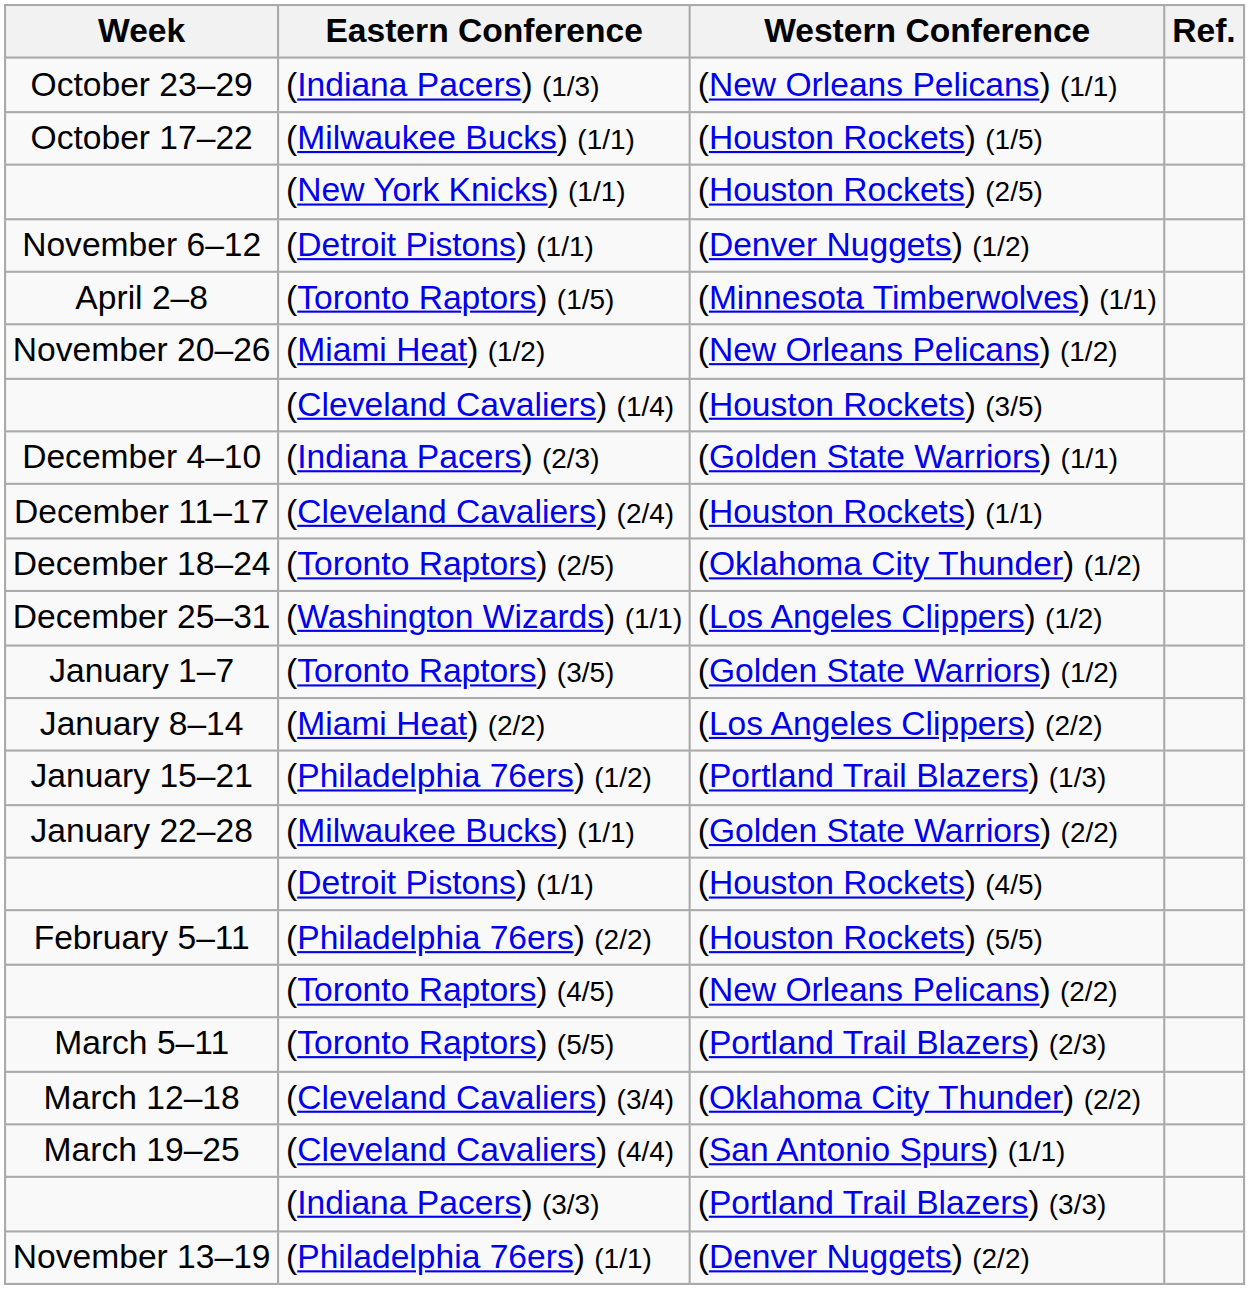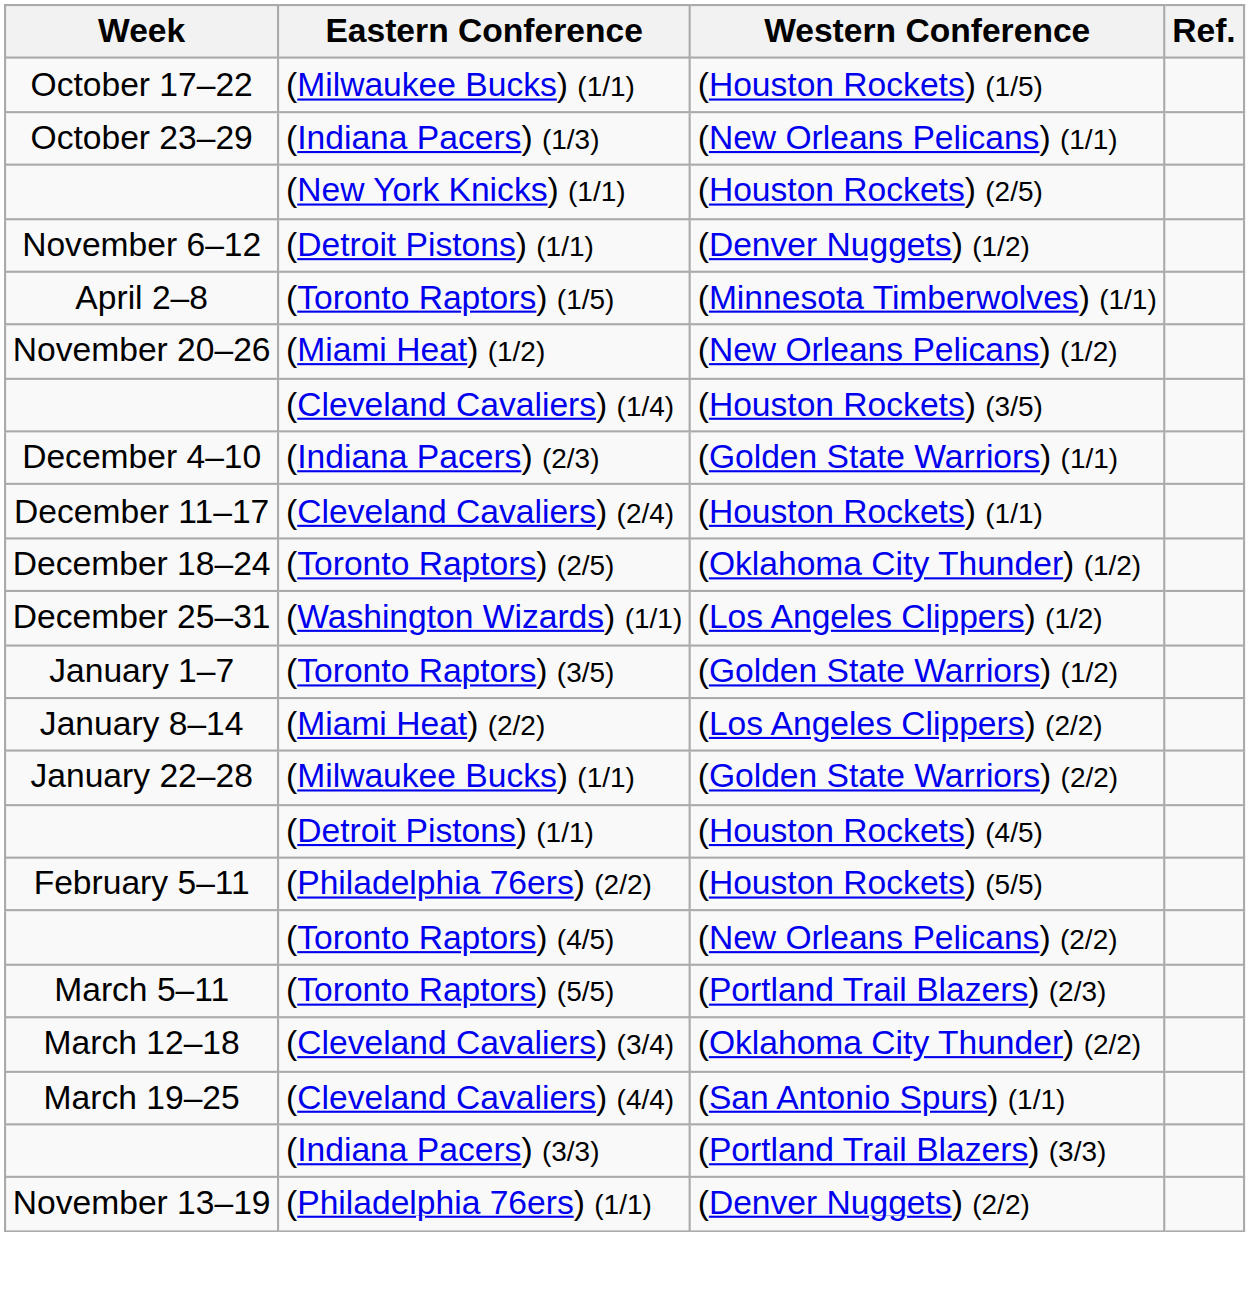rows swapped: (870, 137) <-> (908, 84)
- row: (902, 777)
